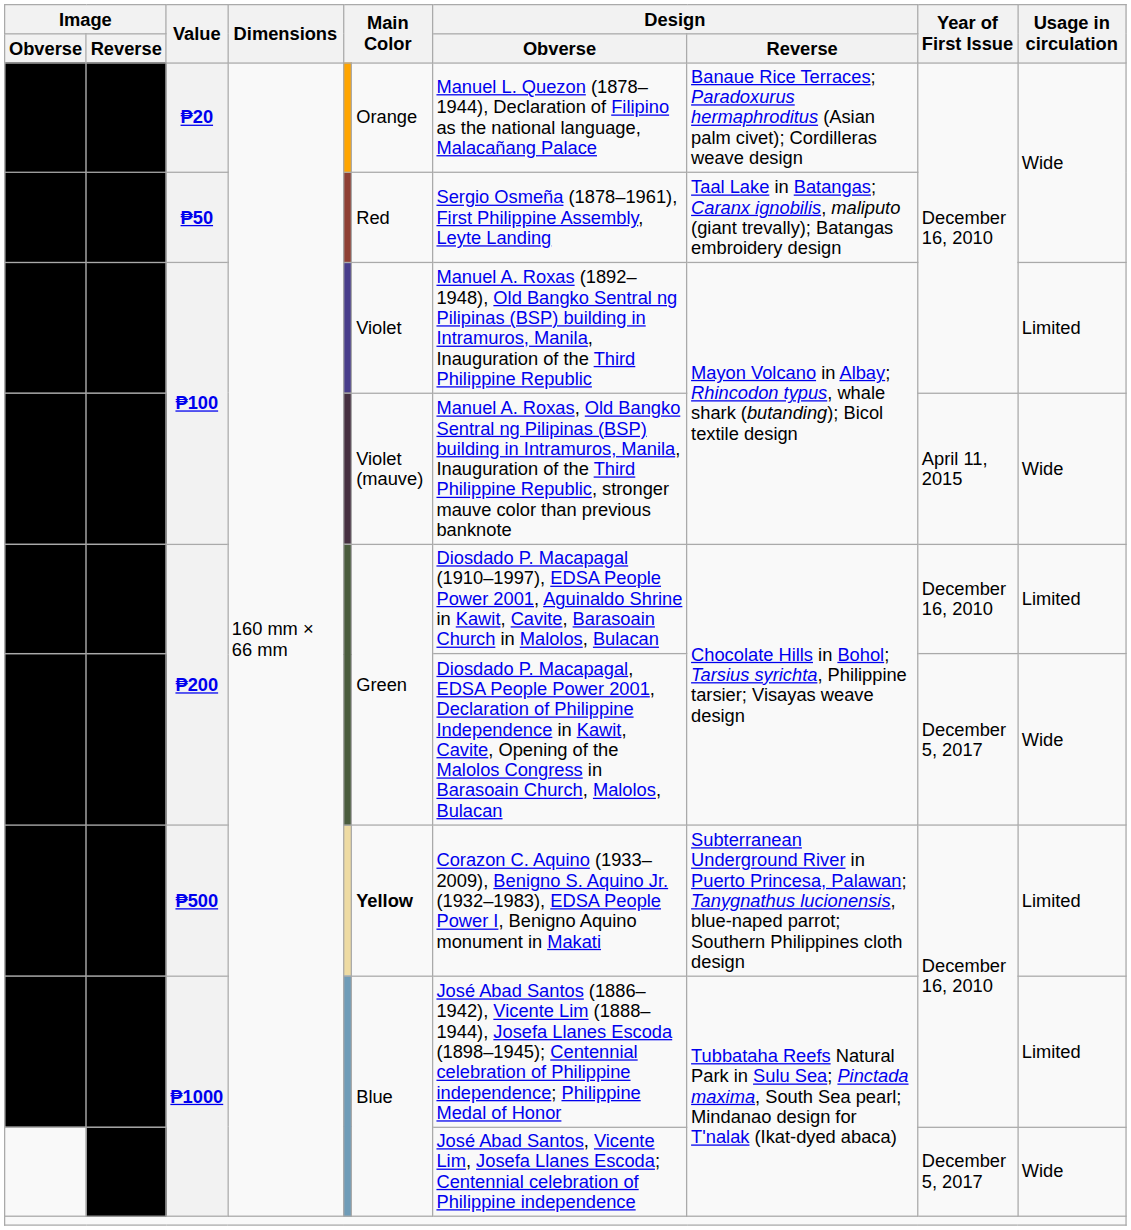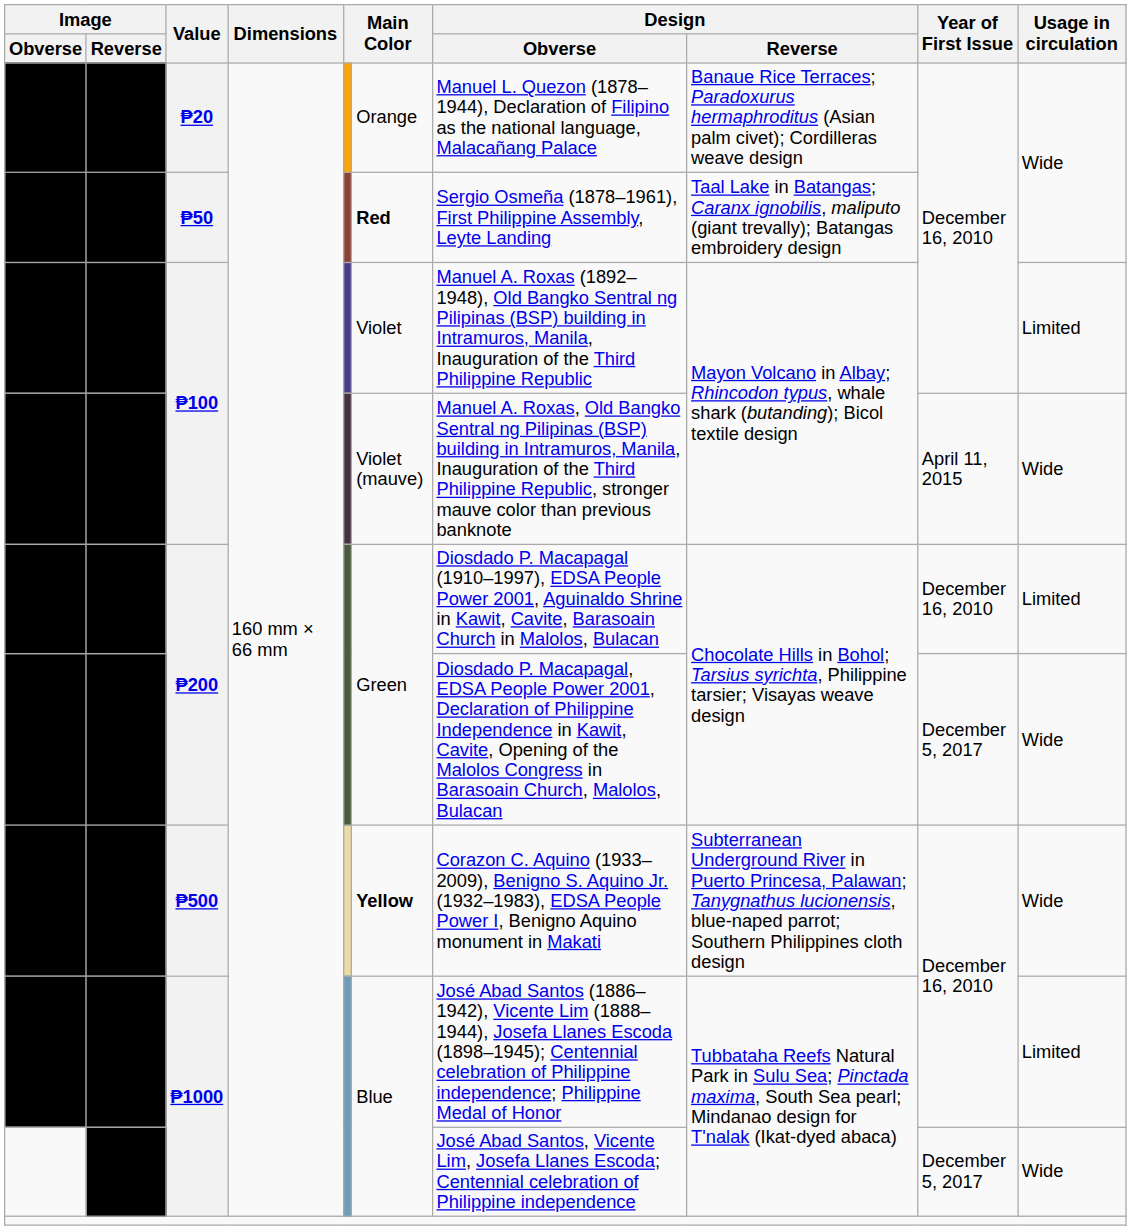(373, 218) normal -> (373, 218) bold
(1051, 900) Limited -> (1043, 900) Wide
